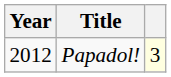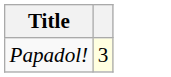- column: (31, 21)
